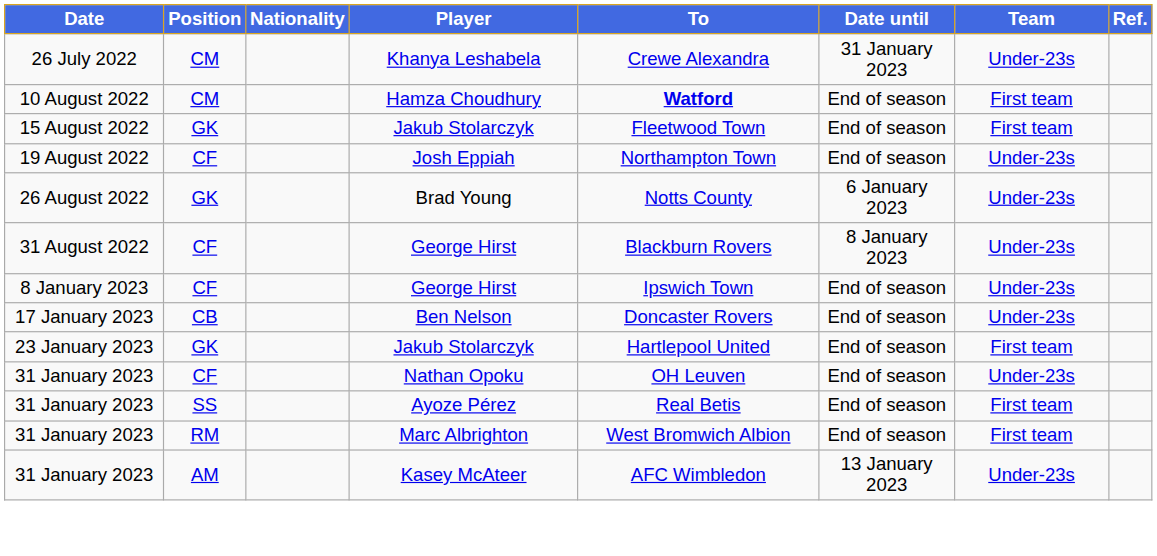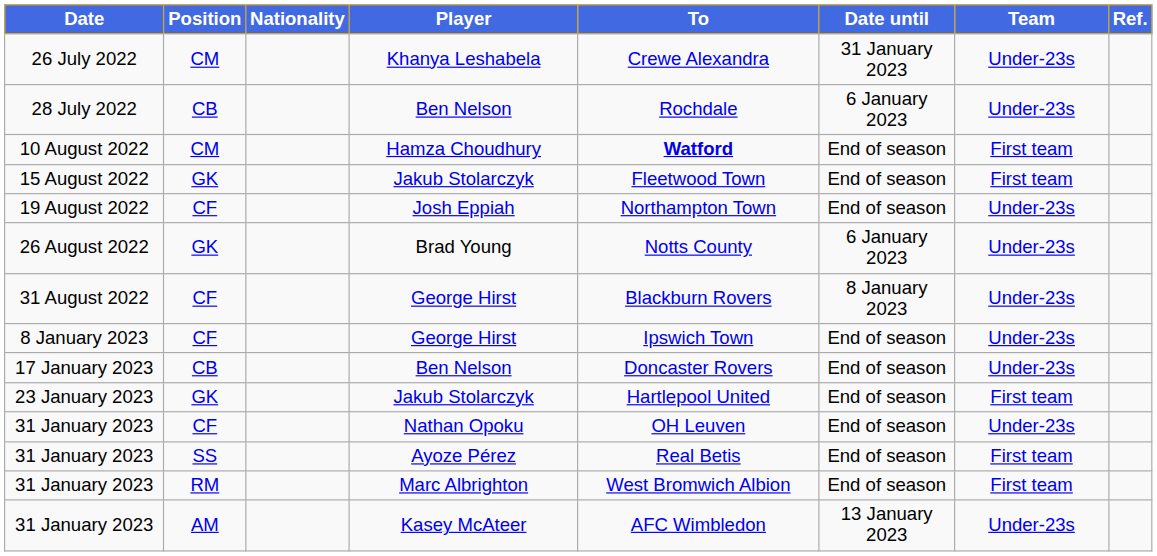+ row: (84, 109)
